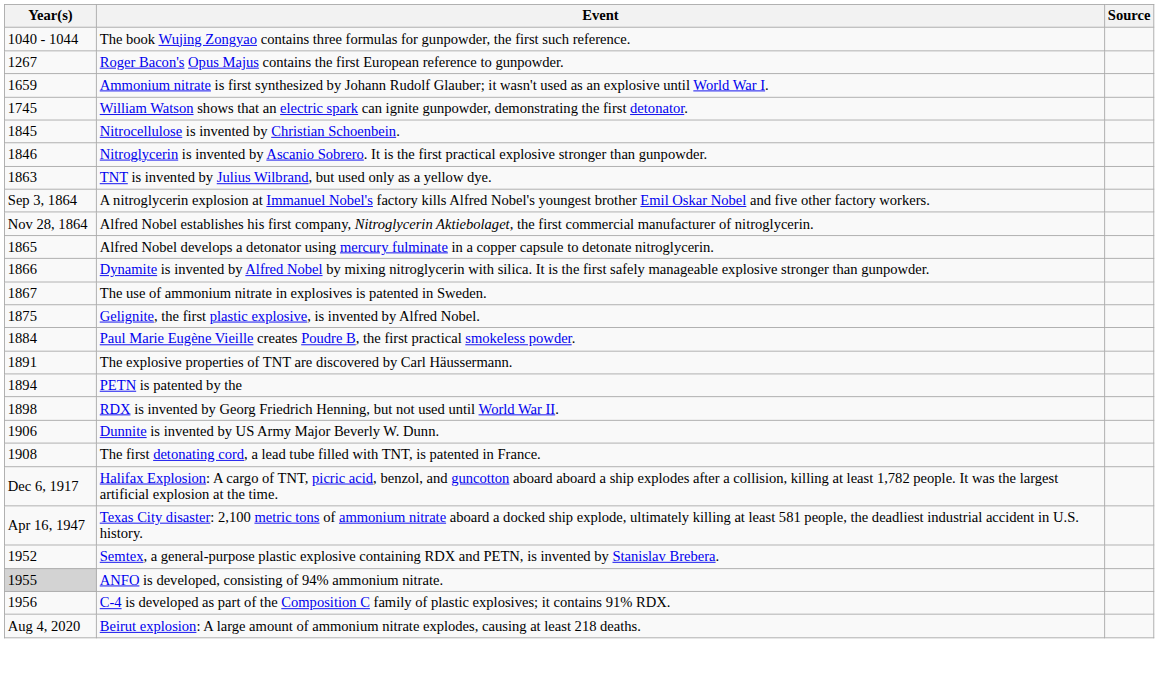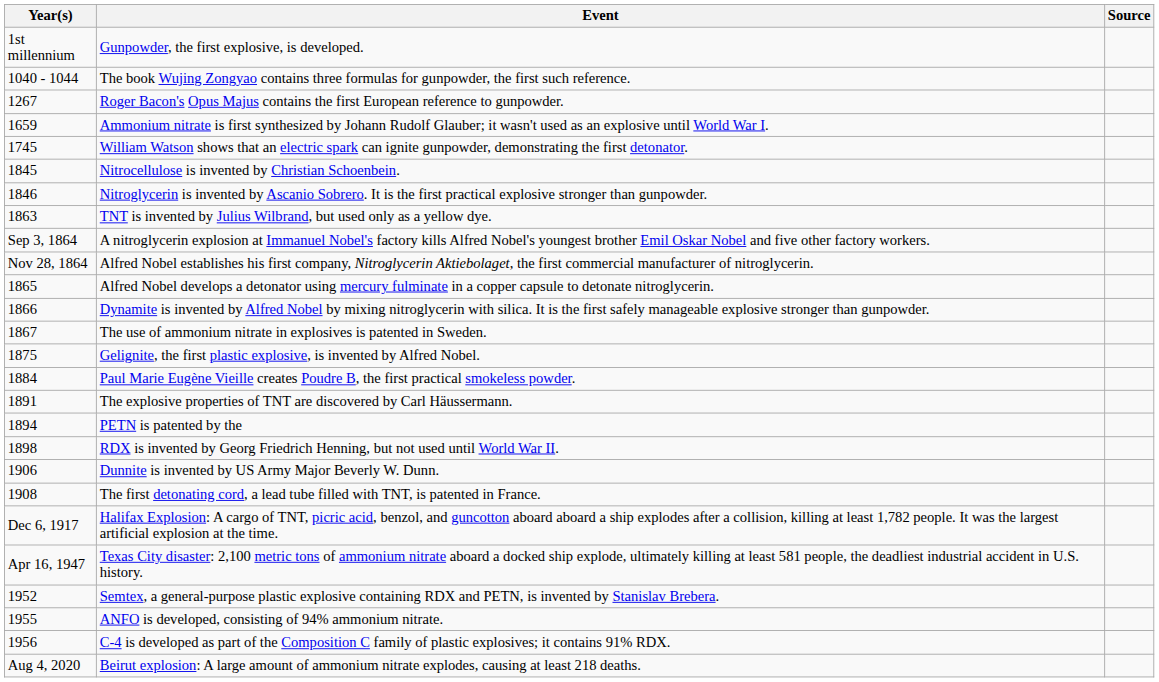+ row: (232, 47)
(22, 579) lightgrey background -> (22, 619) no background
